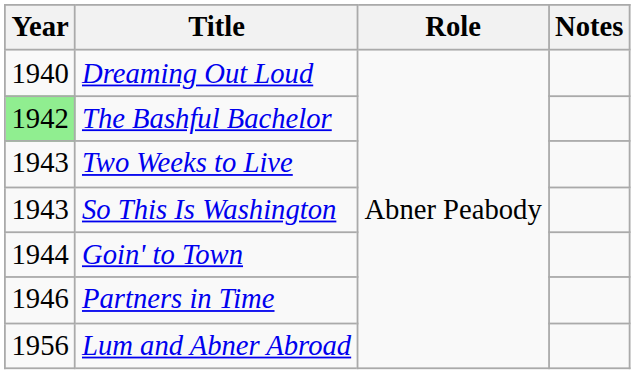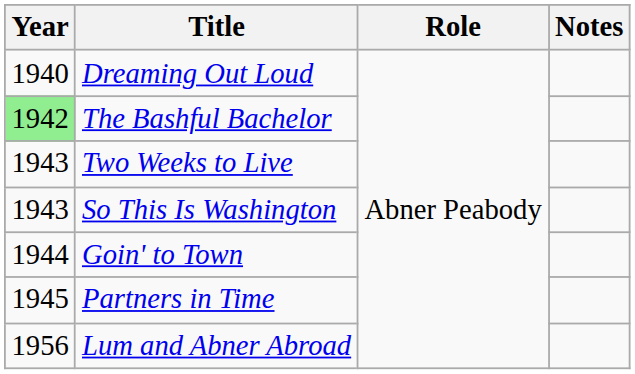(40, 299) 1946 -> (40, 299) 1945
